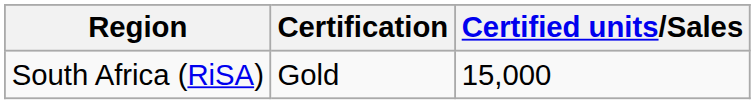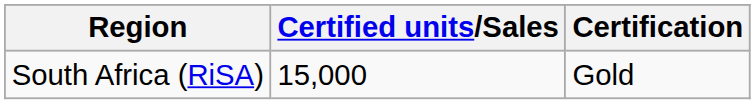columns swapped: (363, 27) <-> (602, 27)
